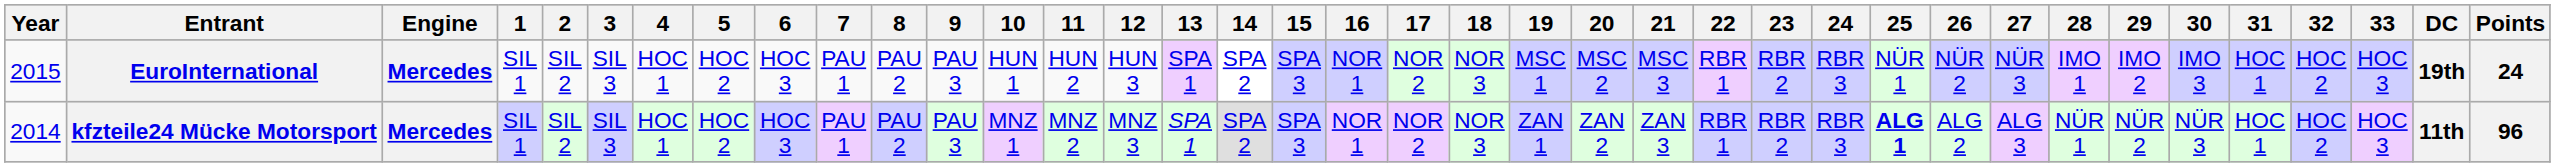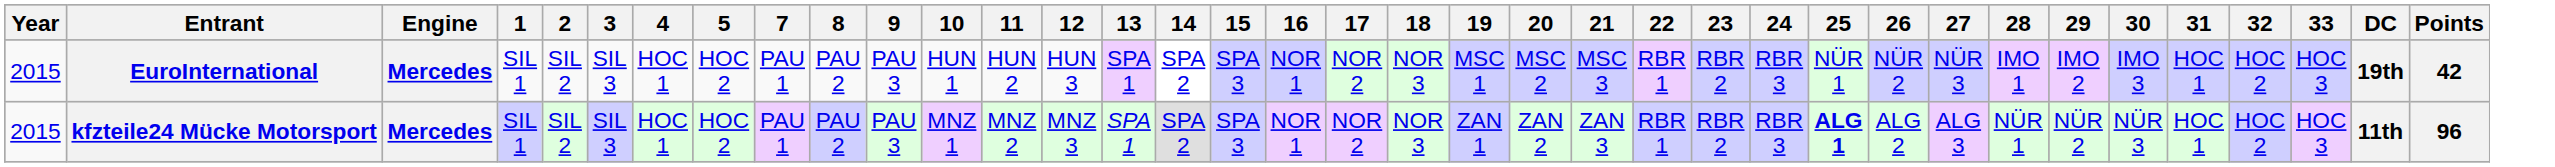- column: (785, 22)
(2511, 71) 24 -> (2449, 71) 42
(35, 132) 2014 -> (35, 132) 2015
